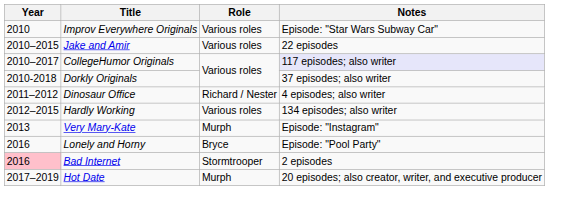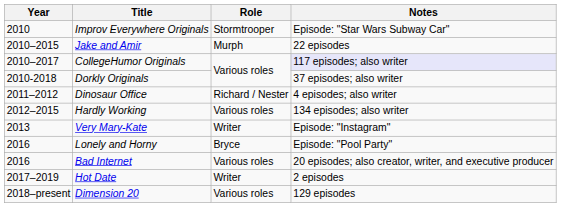(232, 29) Various roles -> (244, 29) Stormtrooper
(232, 45) Various roles -> (228, 45) Murph
(217, 128) Murph -> (227, 128) Writer
(18, 161) pink background -> (18, 161) no background
(232, 161) Stormtrooper -> (243, 161) Various roles
(307, 161) 2 episodes -> (423, 161) 20 episodes; also creator, writer, and executive producer
(217, 177) Murph -> (227, 177) Writer
(412, 177) 20 episodes; also creator, writer, and executive producer -> (319, 177) 2 episodes
+ row: (107, 194)
